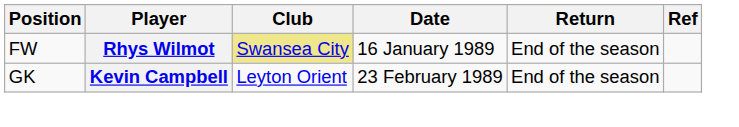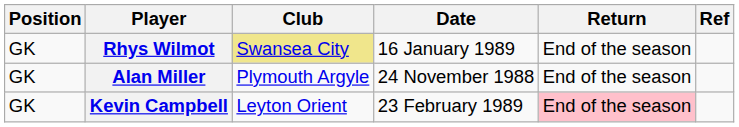(23, 48) FW -> (22, 48) GK
+ row: (159, 77)
(585, 77) no background -> (617, 106) pink background
